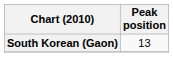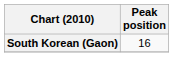(144, 43) 13 -> (144, 43) 16
